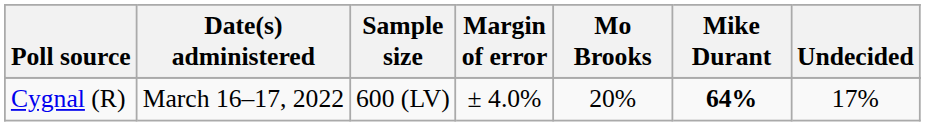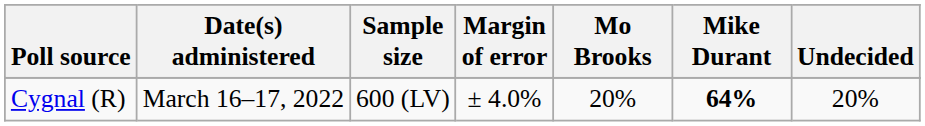(855, 98) 17% -> (855, 98) 20%
